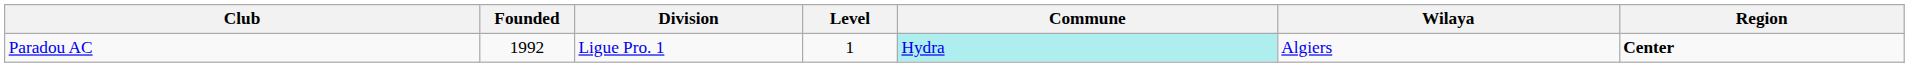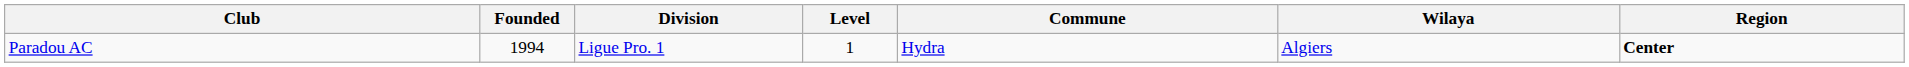(527, 47) 1992 -> (527, 47) 1994
(923, 47) paleturquoise background -> (923, 47) no background
